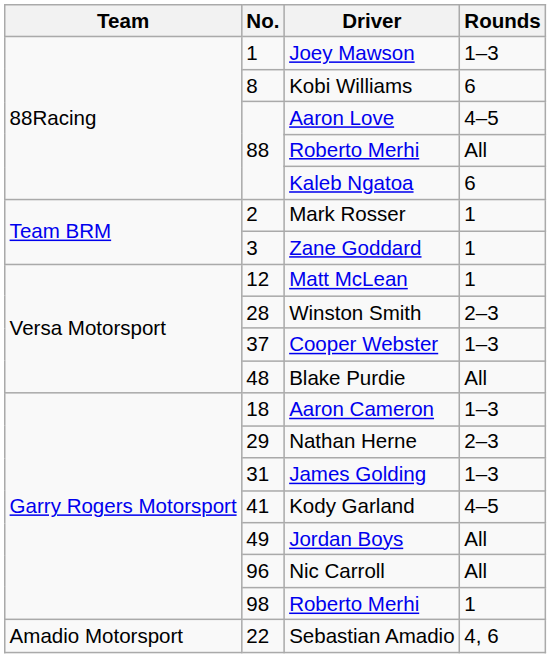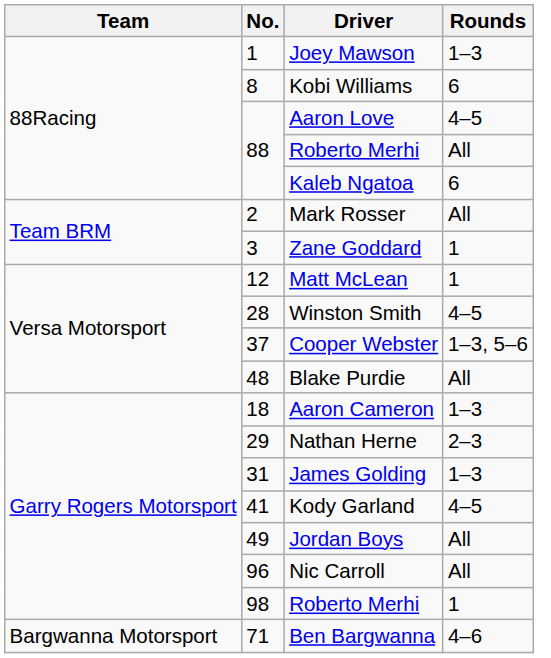(470, 215) 1 -> (459, 215) All
(481, 312) 2–3 -> (465, 312) 4–5
(481, 344) 1–3 -> (488, 344) 1–3, 5–6
- row: (258, 636)
+ row: (258, 636)
